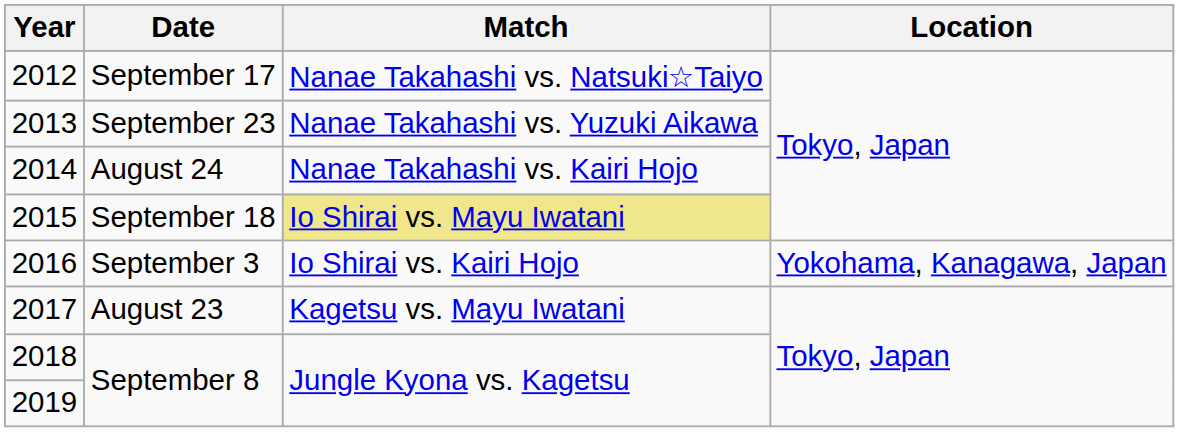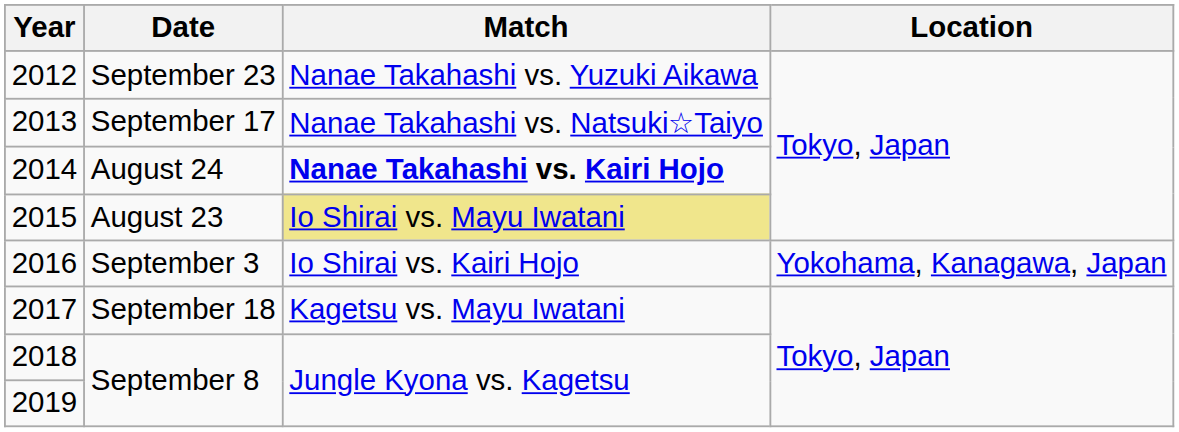(183, 75) September 17 -> (183, 74) September 23
(526, 76) Nanae Takahashi vs. Natsuki☆Taiyo -> (524, 74) Nanae Takahashi vs. Yuzuki Aikawa
(183, 123) September 23 -> (183, 122) September 17
(524, 123) Nanae Takahashi vs. Yuzuki Aikawa -> (526, 123) Nanae Takahashi vs. Natsuki☆Taiyo
(494, 169) normal -> (507, 169) bold
(183, 216) September 18 -> (157, 216) August 23
(157, 309) August 23 -> (183, 309) September 18
